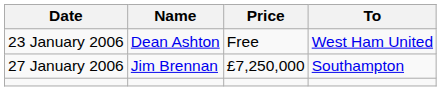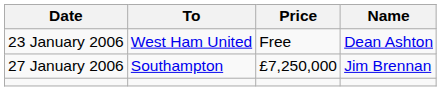columns swapped: (175, 16) <-> (372, 16)
